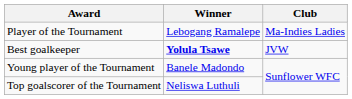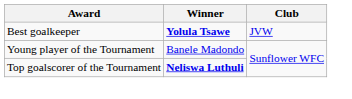- row: (65, 31)
(203, 85) normal -> (205, 67) bold
